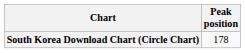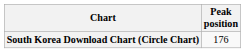(221, 39) 178 -> (221, 39) 176
